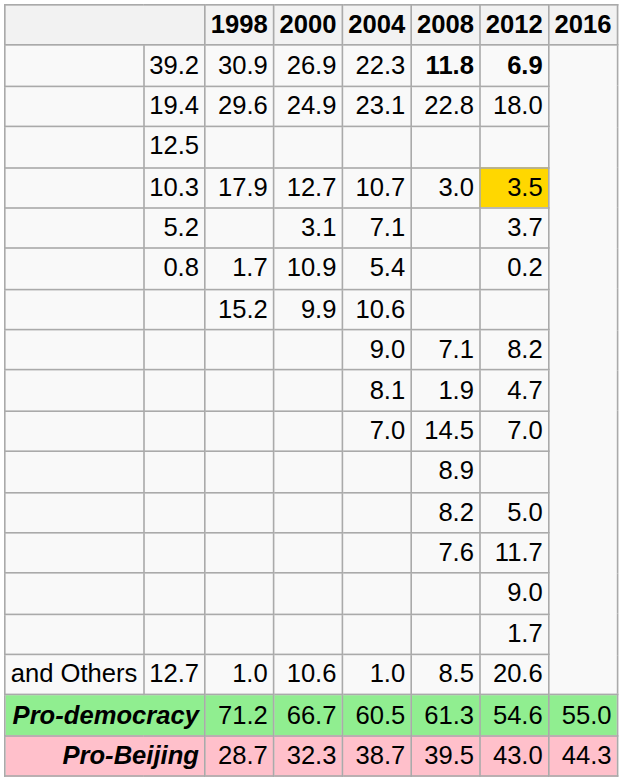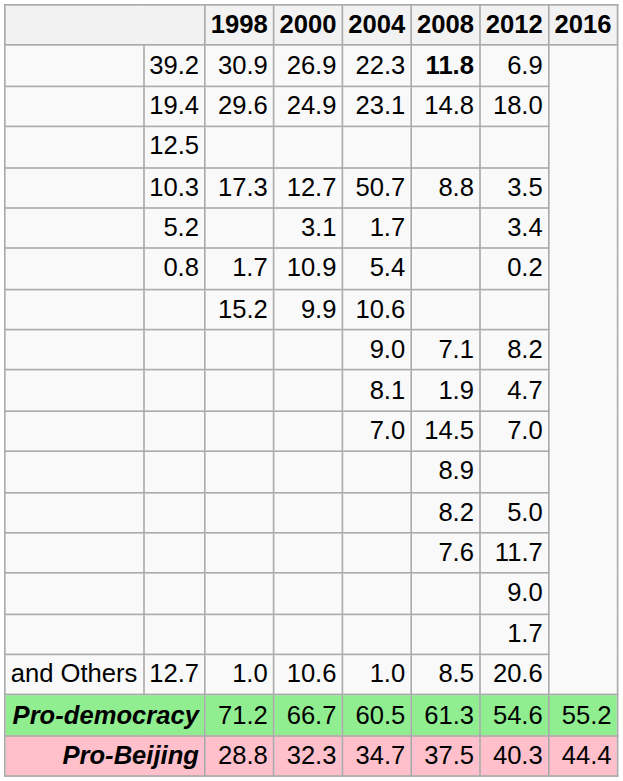(525, 65) bold -> (525, 65) normal
(449, 106) 22.8 -> (449, 106) 14.8
(243, 187) 17.9 -> (243, 187) 17.3
(380, 187) 10.7 -> (380, 187) 50.7
(456, 187) 3.0 -> (456, 187) 8.8
(525, 187) gold background -> (525, 187) no background
(387, 227) 7.1 -> (387, 227) 1.7
(525, 227) 3.7 -> (525, 227) 3.4
(587, 715) 55.0 -> (587, 715) 55.2
(243, 755) 28.7 -> (243, 755) 28.8
(380, 755) 38.7 -> (380, 755) 34.7
(449, 755) 39.5 -> (449, 755) 37.5
(518, 755) 43.0 -> (518, 755) 40.3
(587, 755) 44.3 -> (587, 755) 44.4
